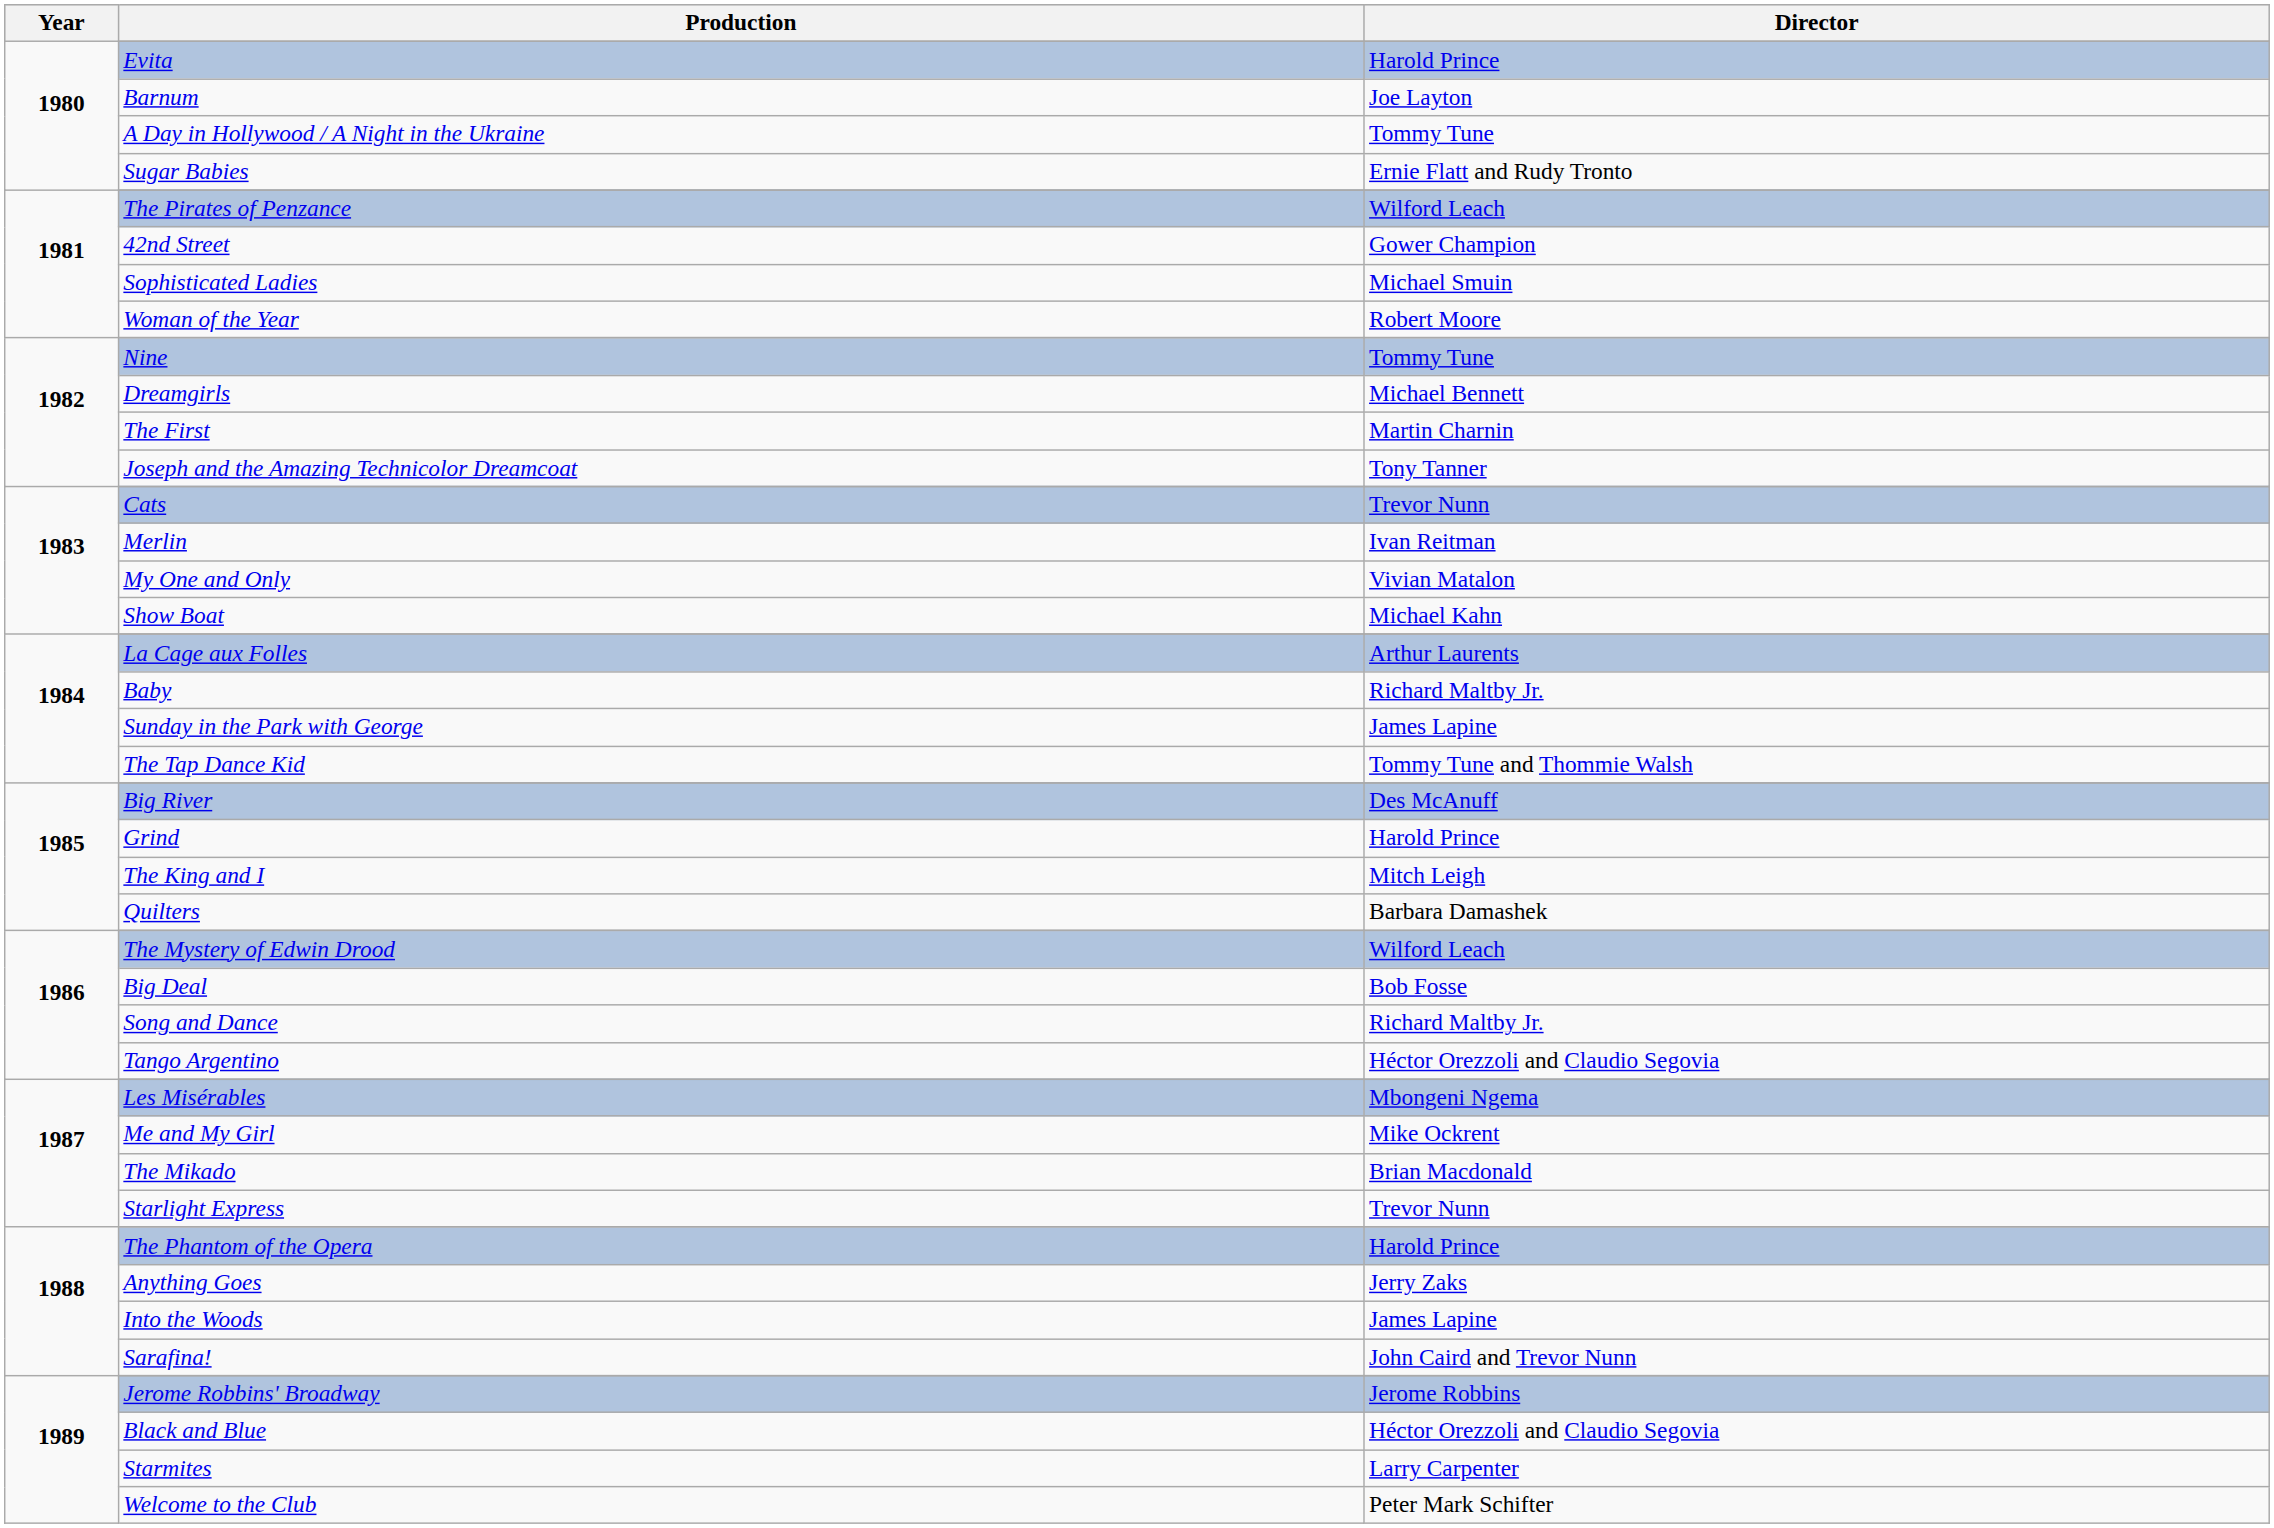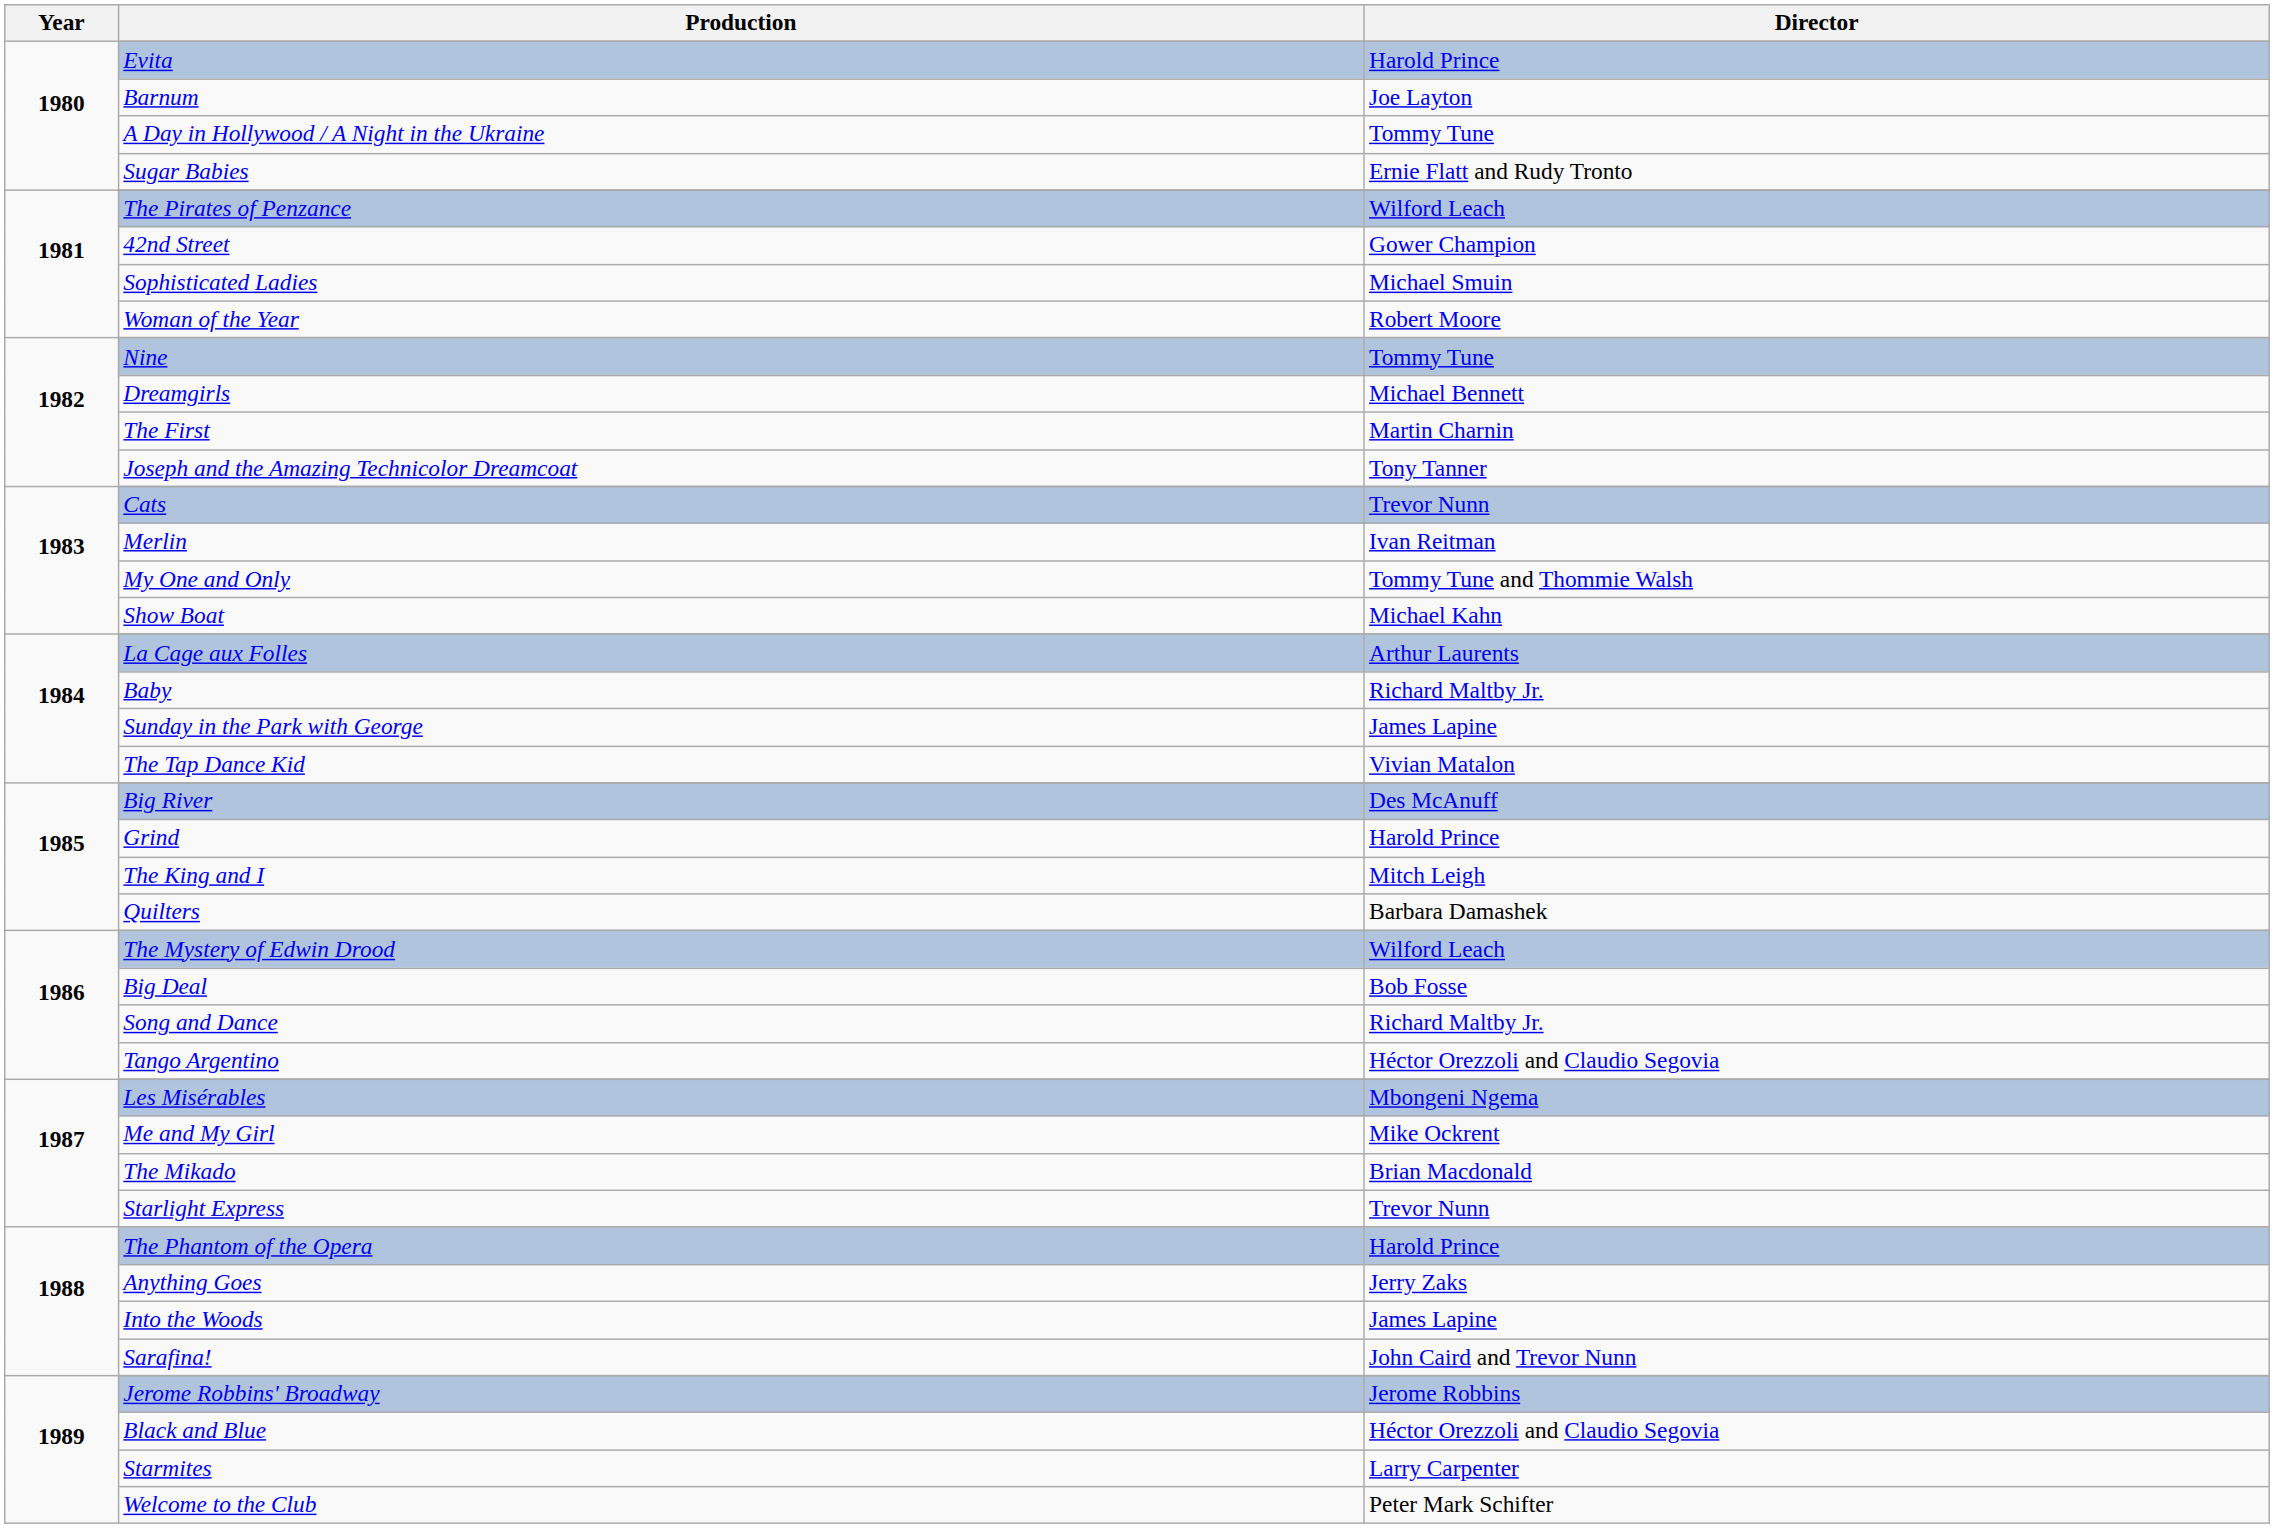(1442, 578) Vivian Matalon -> (1531, 578) Tommy Tune and Thommie Walsh
(1531, 763) Tommy Tune and Thommie Walsh -> (1442, 763) Vivian Matalon
